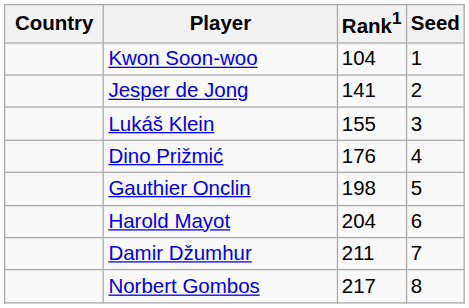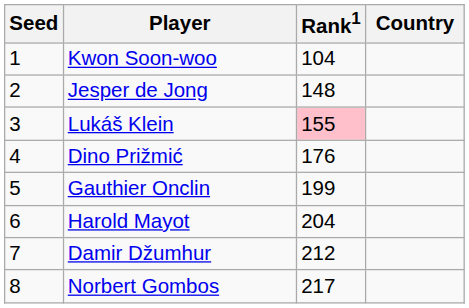columns swapped: (54, 23) <-> (435, 23)
(359, 91) 141 -> (318, 91) 148
(359, 123) no background -> (318, 123) pink background
(359, 188) 198 -> (318, 188) 199
(358, 253) 211 -> (318, 253) 212
